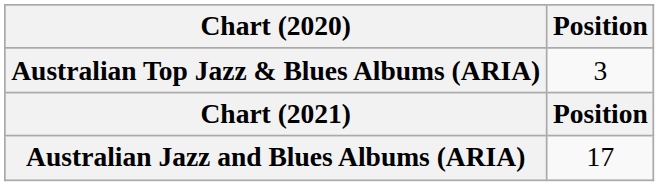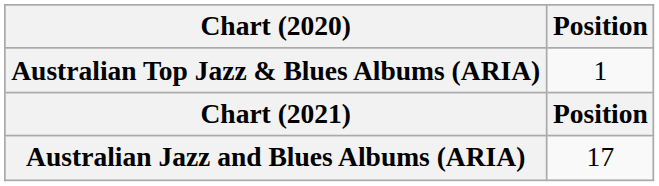(600, 69) 3 -> (600, 69) 1
